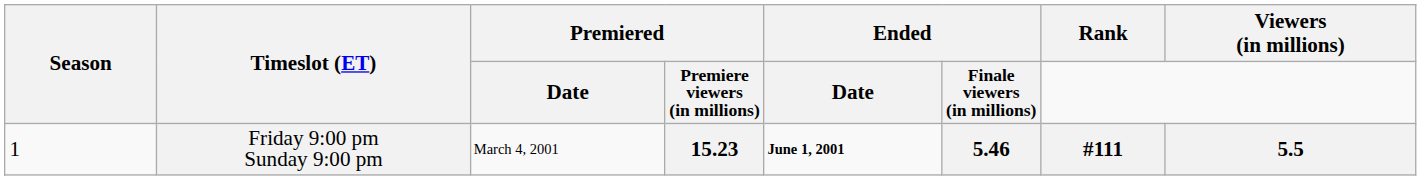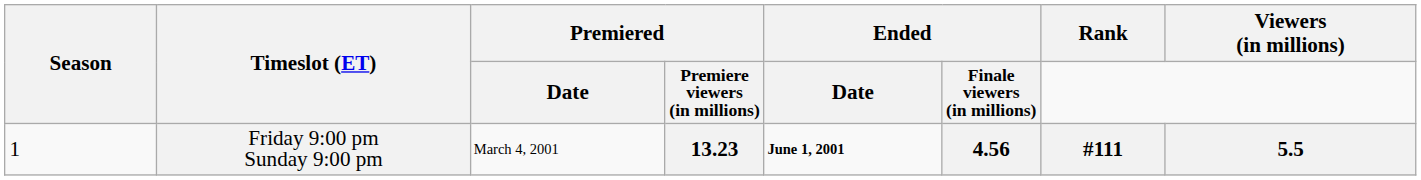(715, 148) 15.23 -> (715, 148) 13.23
(991, 148) 5.46 -> (991, 148) 4.56
